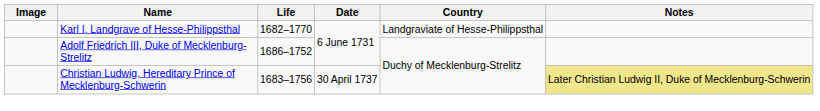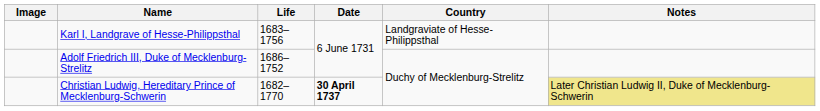(286, 29) 1682–1770 -> (275, 35) 1683–1756
(286, 79) 1683–1756 -> (275, 91) 1682–1770
(347, 79) normal -> (336, 91) bold
